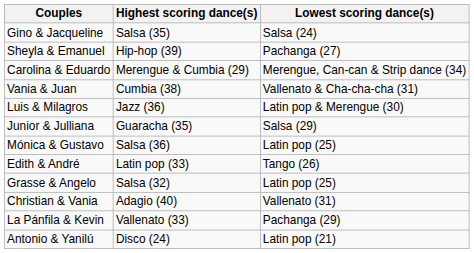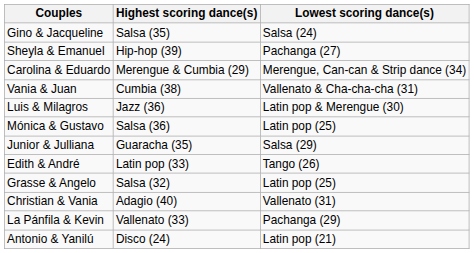rows swapped: (55, 145) <-> (51, 126)
